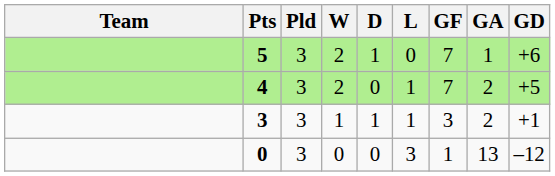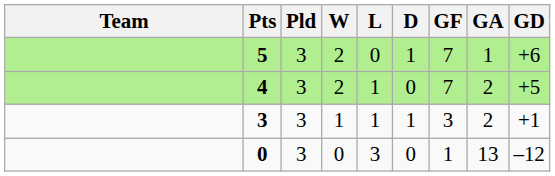columns swapped: (375, 21) <-> (411, 21)
